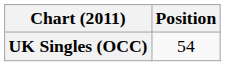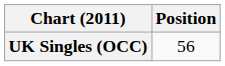(186, 46) 54 -> (186, 46) 56
